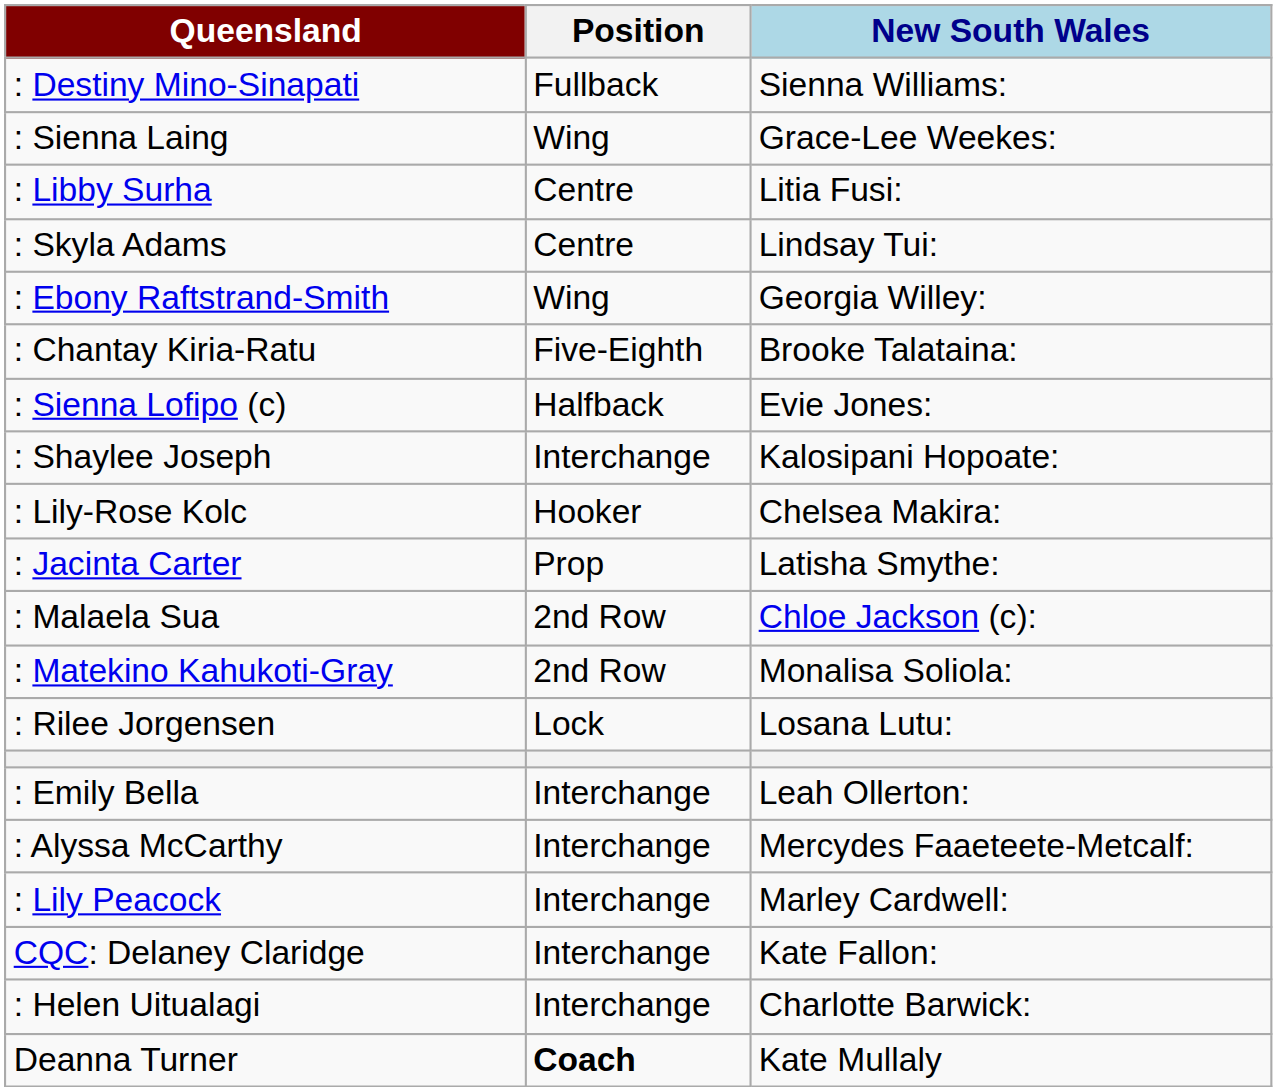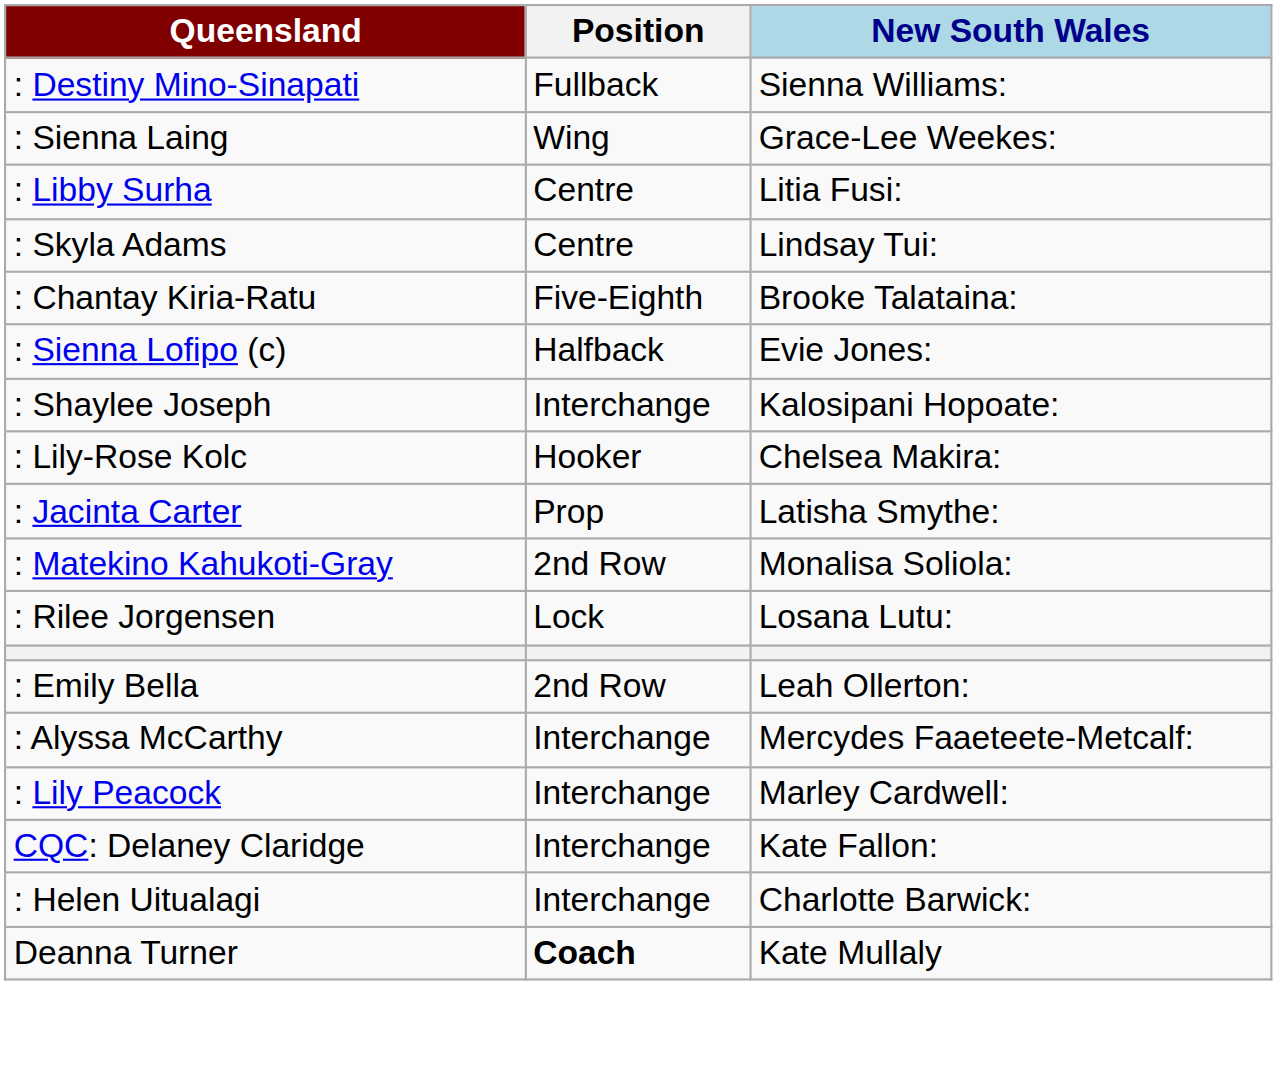- row: (201, 297)
- row: (116, 617)
(622, 792) Interchange -> (600, 686) 2nd Row
